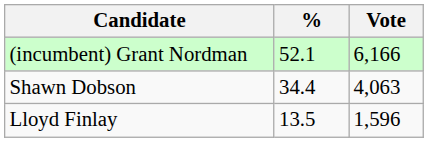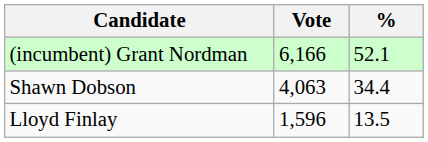columns swapped: (386, 20) <-> (312, 20)
